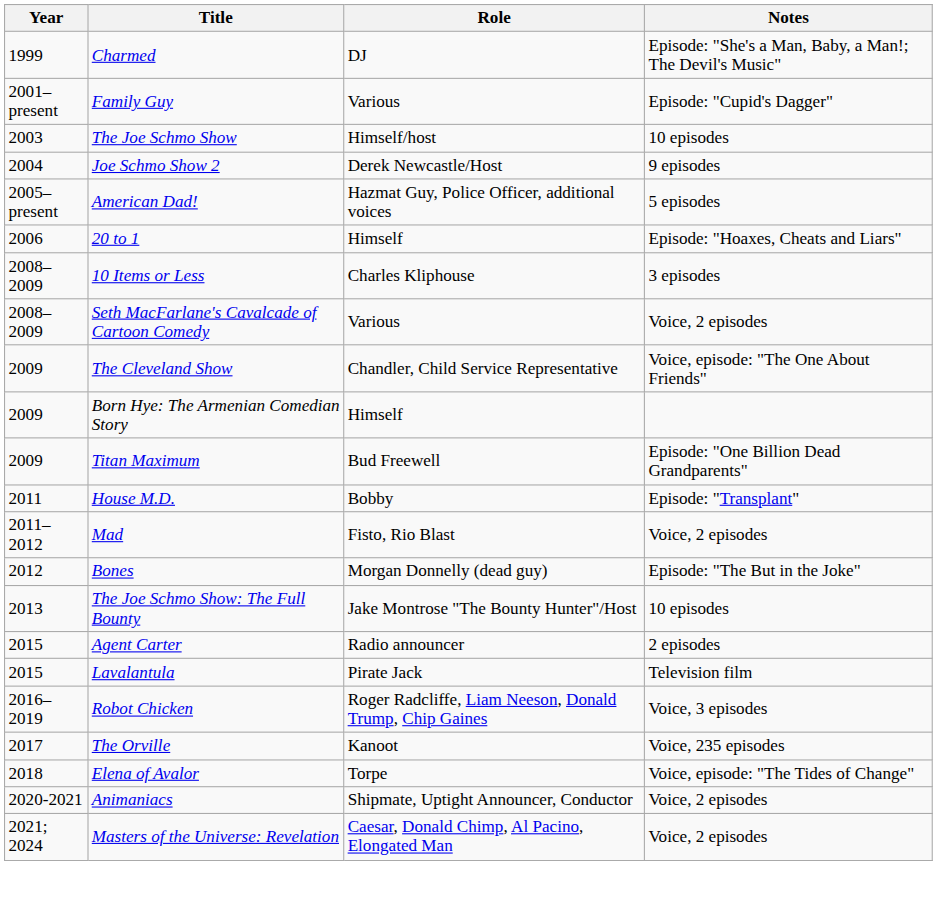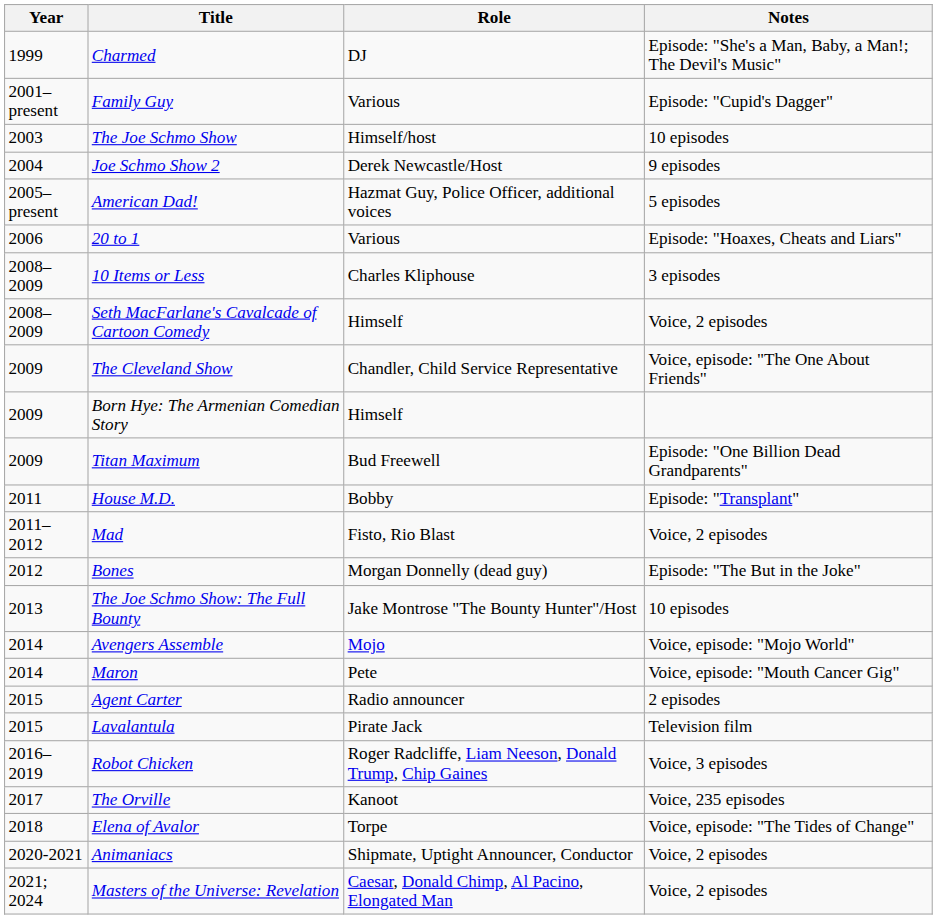(375, 238) Himself -> (374, 238) Various
(374, 321) Various -> (375, 321) Himself
+ row: (157, 645)
+ row: (115, 672)
